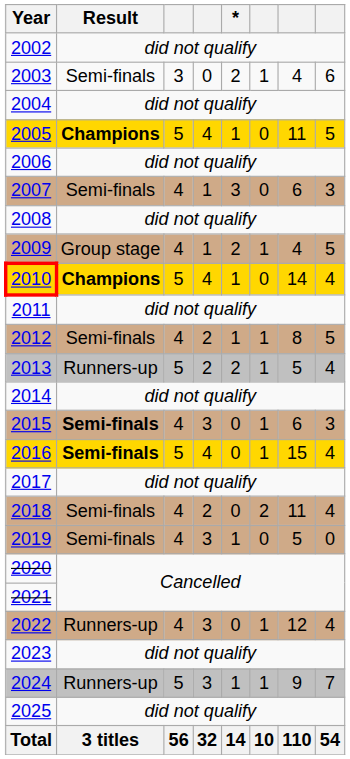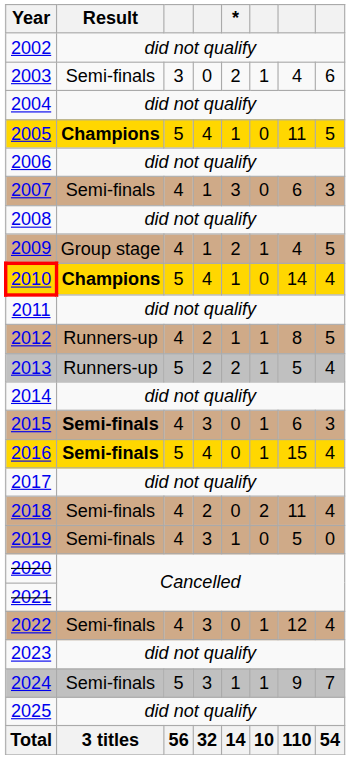(110, 338) Semi-finals -> (110, 338) Runners-up
(110, 625) Runners-up -> (110, 625) Semi-finals
(110, 682) Runners-up -> (110, 682) Semi-finals
